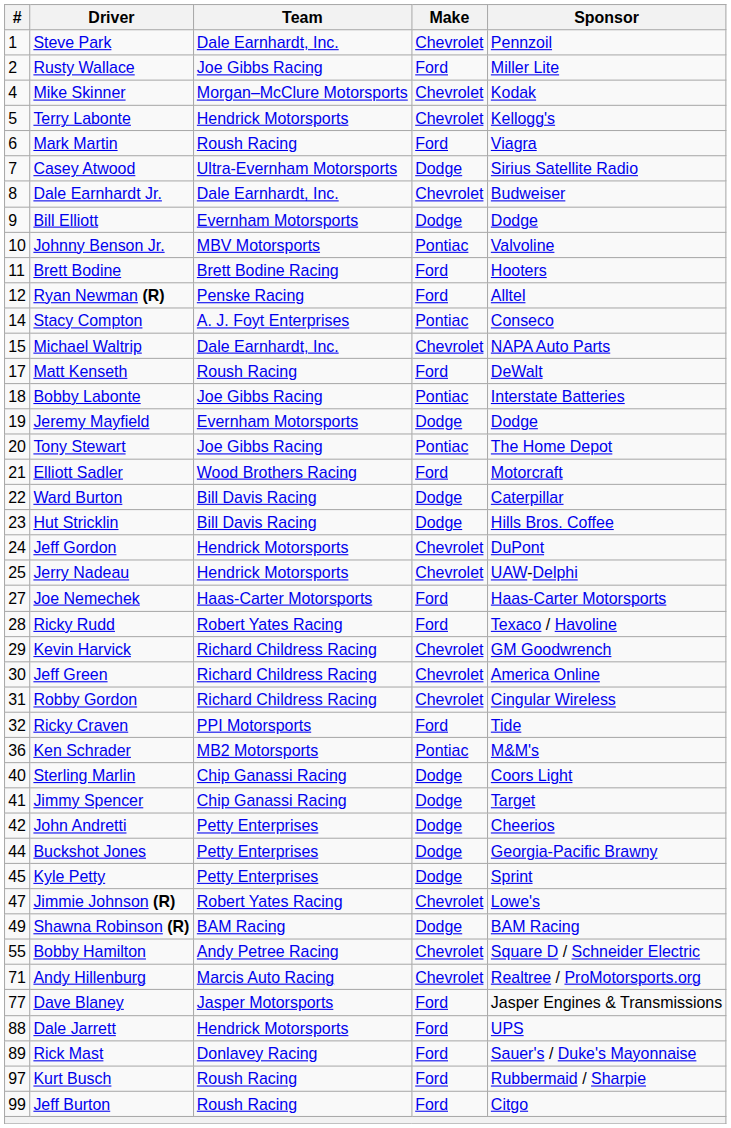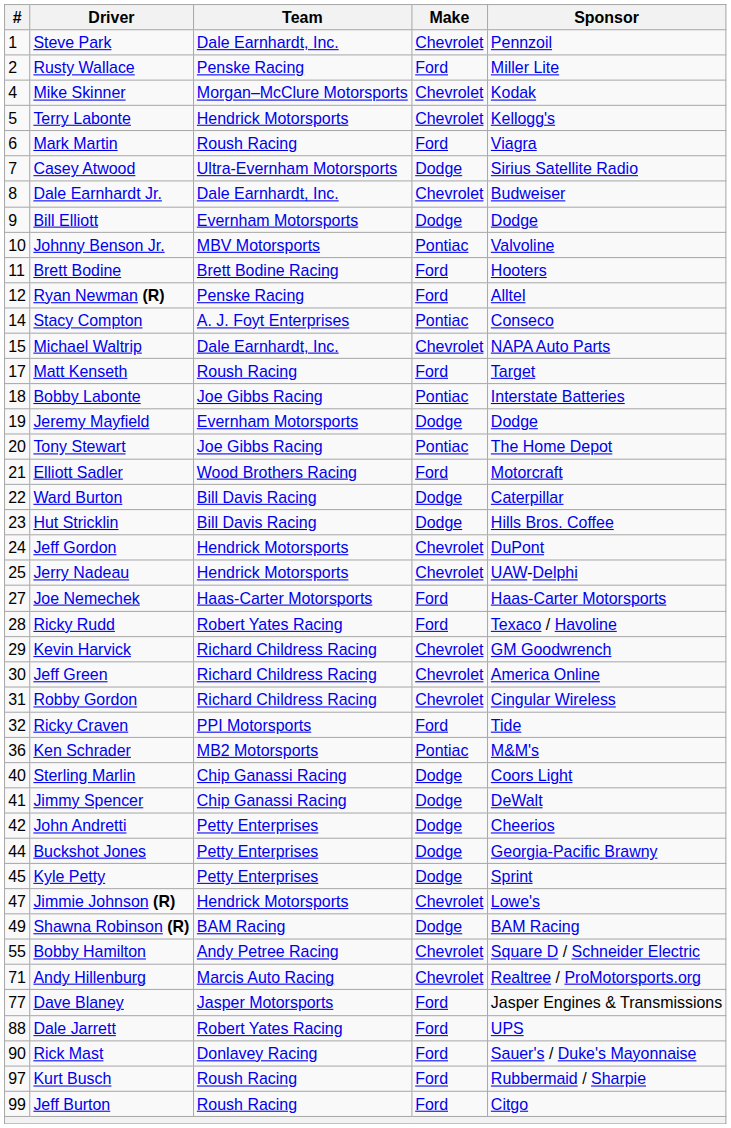(260, 68) Joe Gibbs Racing -> (250, 68) Penske Racing
(517, 371) DeWalt -> (513, 371) Target
(513, 801) Target -> (517, 801) DeWalt
(270, 902) Robert Yates Racing -> (273, 902) Hendrick Motorsports
(273, 1028) Hendrick Motorsports -> (270, 1028) Robert Yates Racing
(17, 1053) 89 -> (17, 1053) 90
